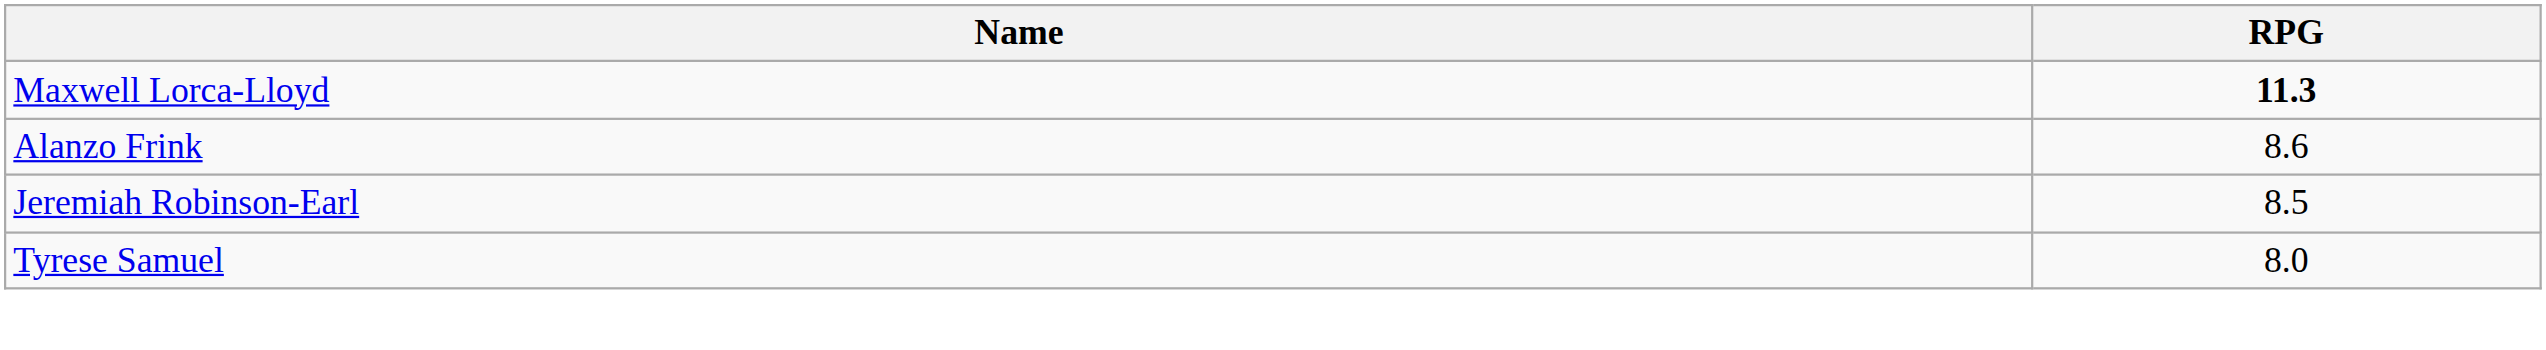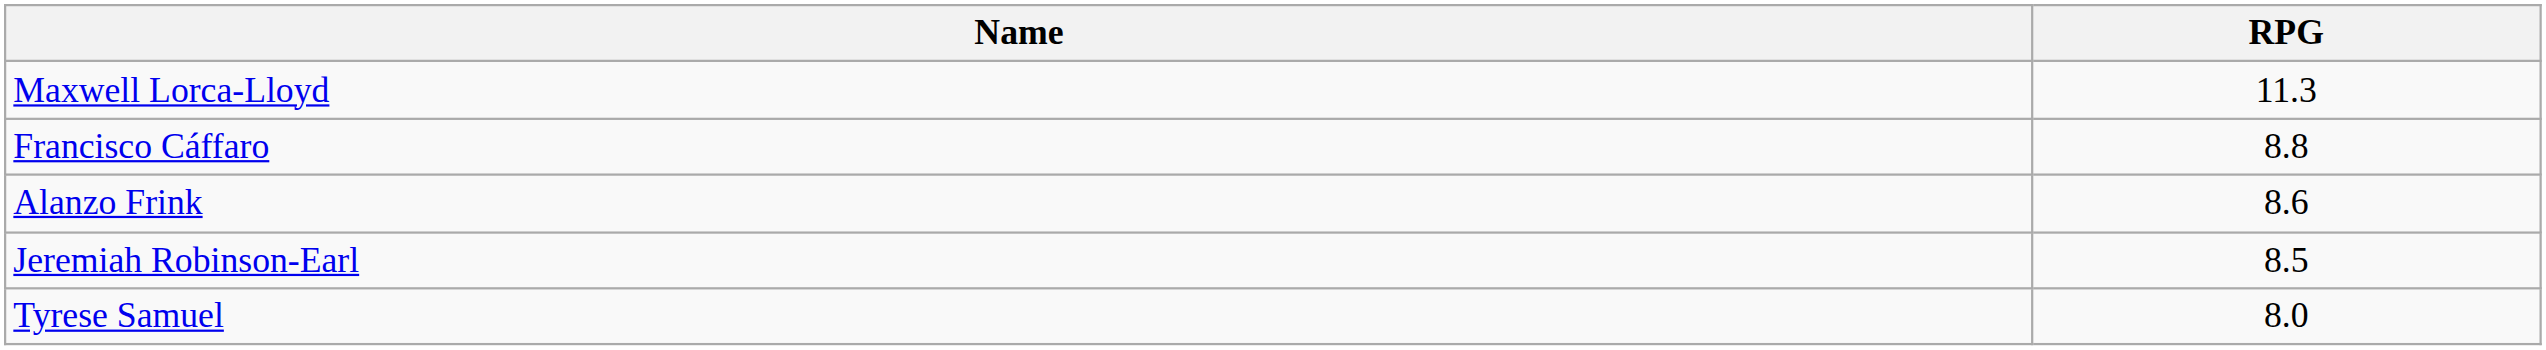(2286, 89) bold -> (2286, 89) normal
+ row: (141, 145)
